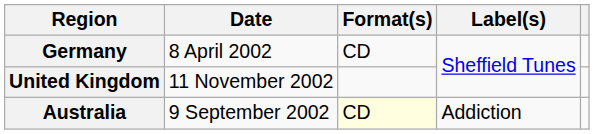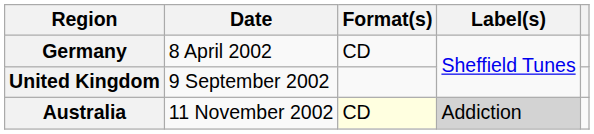(251, 81) 11 November 2002 -> (249, 81) 9 September 2002
(249, 112) 9 September 2002 -> (251, 112) 11 November 2002
(482, 112) no background -> (482, 112) lightgrey background
